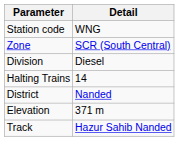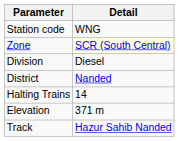(123, 45) no background -> (123, 45) lightyellow background
rows swapped: (23, 95) <-> (39, 78)
